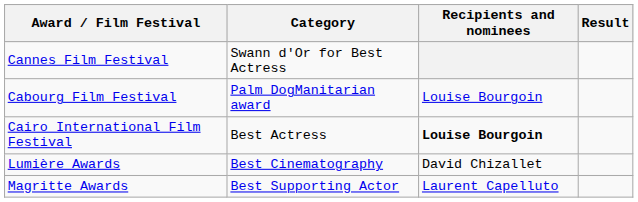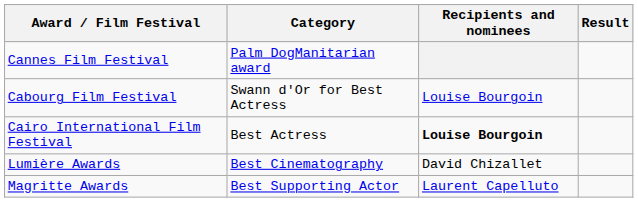(307, 60) Swann d'Or for Best Actress -> (303, 60) Palm DogManitarian award
(303, 98) Palm DogManitarian award -> (307, 98) Swann d'Or for Best Actress
